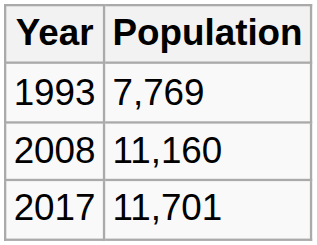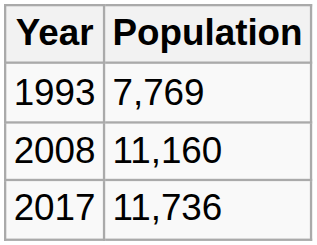(167, 208) 11,701 -> (167, 208) 11,736
